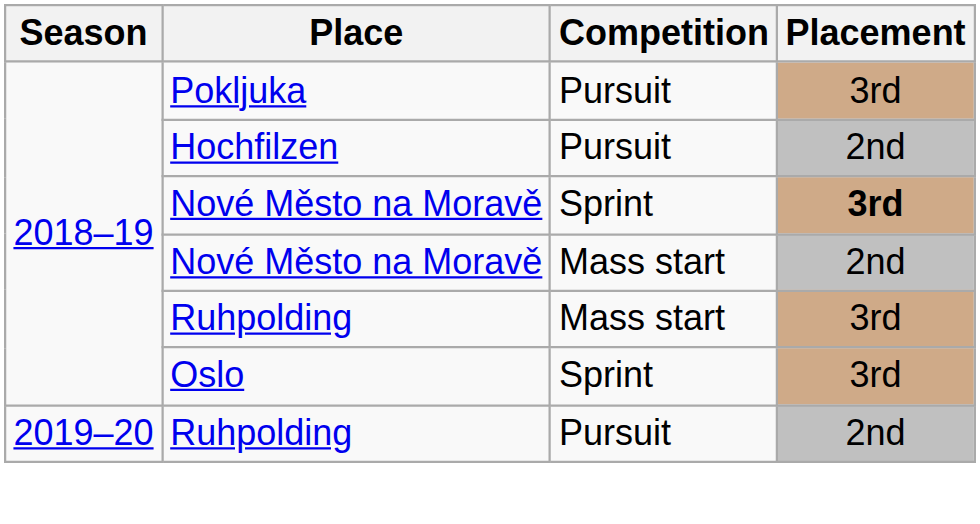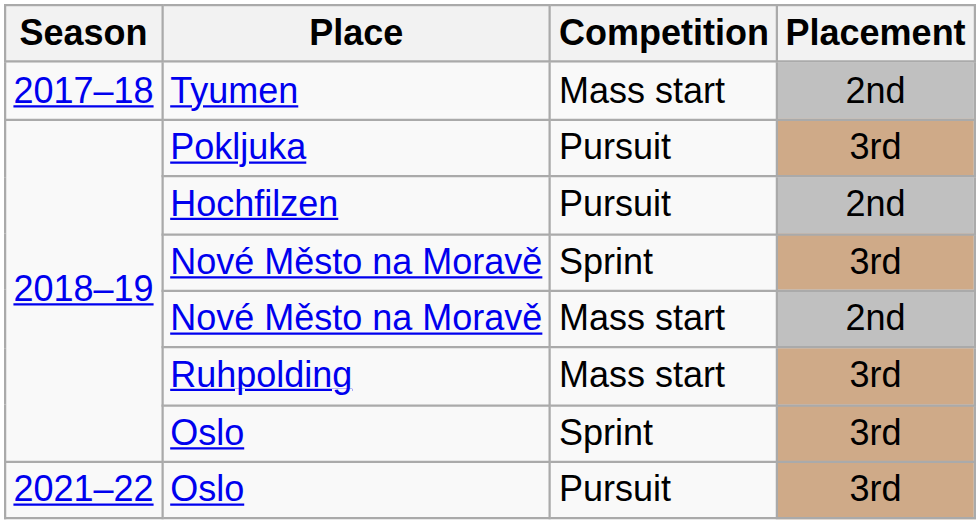+ row: (234, 90)
(876, 204) bold -> (876, 261) normal
- row: (261, 432)
+ row: (207, 489)
